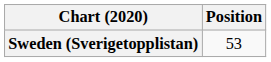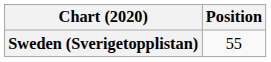(234, 43) 53 -> (234, 43) 55
